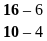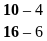rows swapped: (23, 10) <-> (23, 32)
